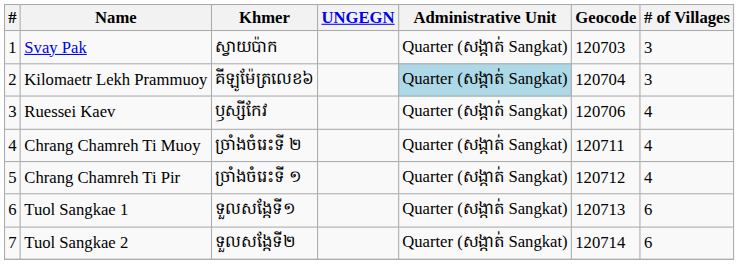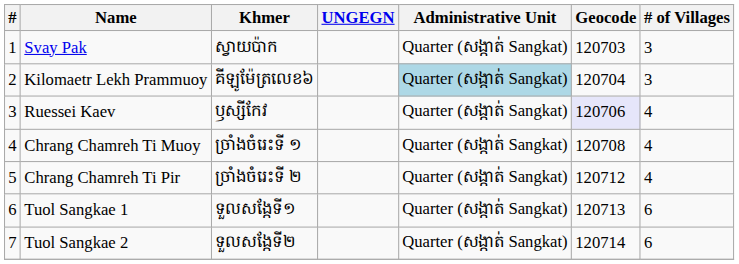(600, 112) no background -> (600, 112) lavender background
(258, 144) ច្រាំងចំរេះទី ២ -> (258, 144) ច្រាំងចំរេះទី ១
(600, 145) 120711 -> (600, 145) 120708
(258, 176) ច្រាំងចំរេះទី ១ -> (258, 176) ច្រាំងចំរេះទី ២
